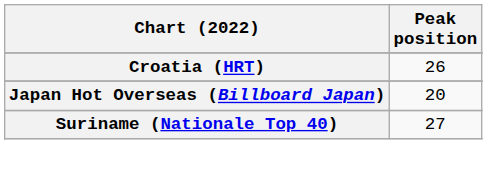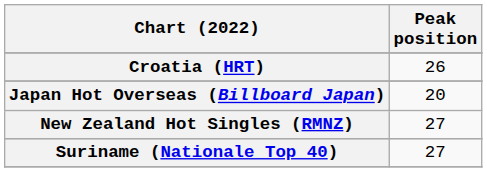+ row: (197, 124)
